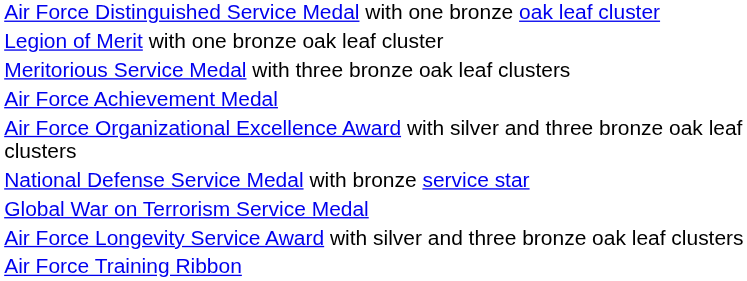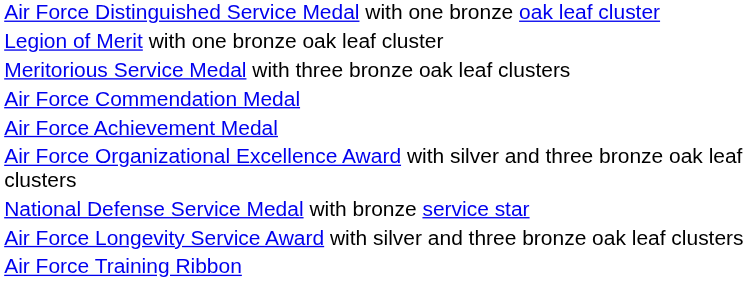+ row: (152, 99)
- row: (186, 209)
